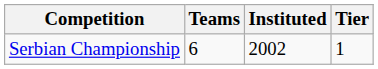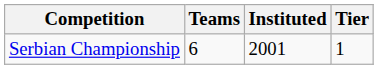(267, 49) 2002 -> (267, 49) 2001
